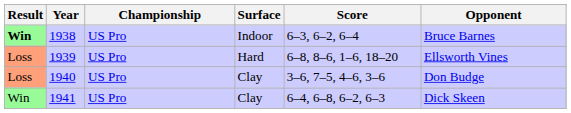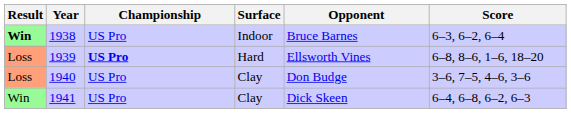columns swapped: (494, 14) <-> (352, 14)
(107, 56) normal -> (108, 56) bold
